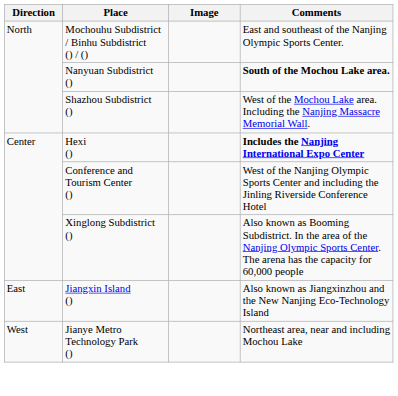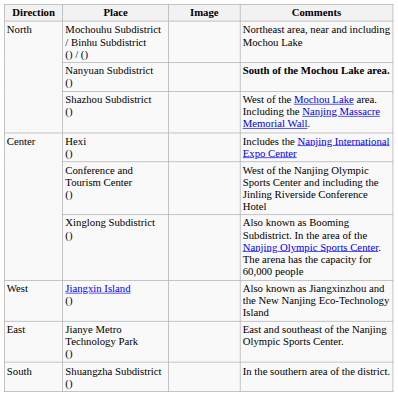(315, 36) East and southeast of the Nanjing Olympic Sports Center. -> (316, 36) Northeast area, near and including Mochou Lake
(303, 147) bold -> (316, 147) normal
(16, 288) East -> (17, 288) West
(17, 329) West -> (16, 329) East
(316, 335) Northeast area, near and including Mochou Lake -> (315, 335) East and southeast of the Nanjing Olympic Sports Center.
+ row: (113, 377)
